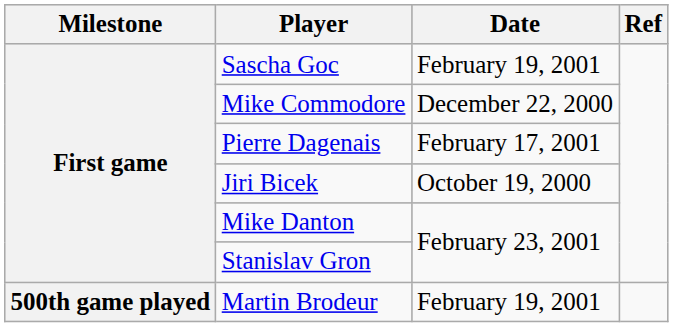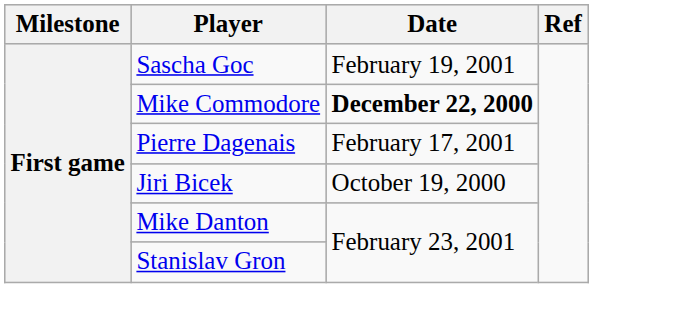(515, 103) normal -> (432, 103) bold
- row: (300, 301)
